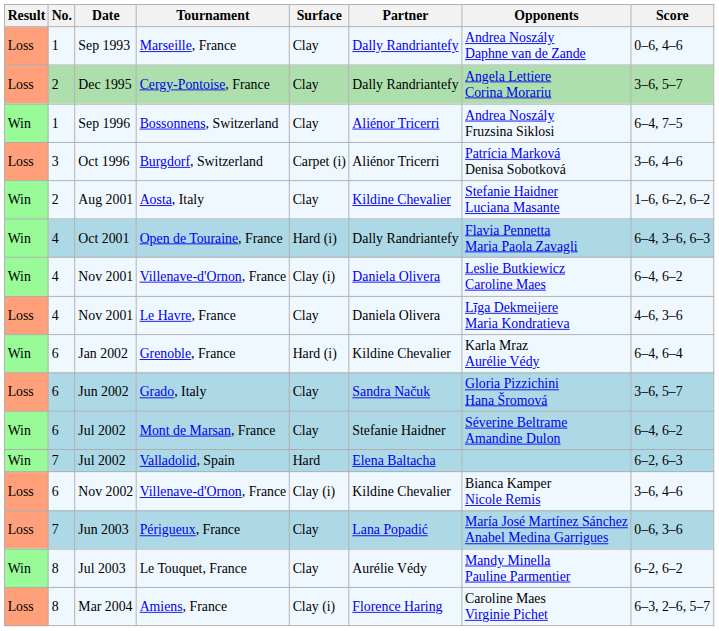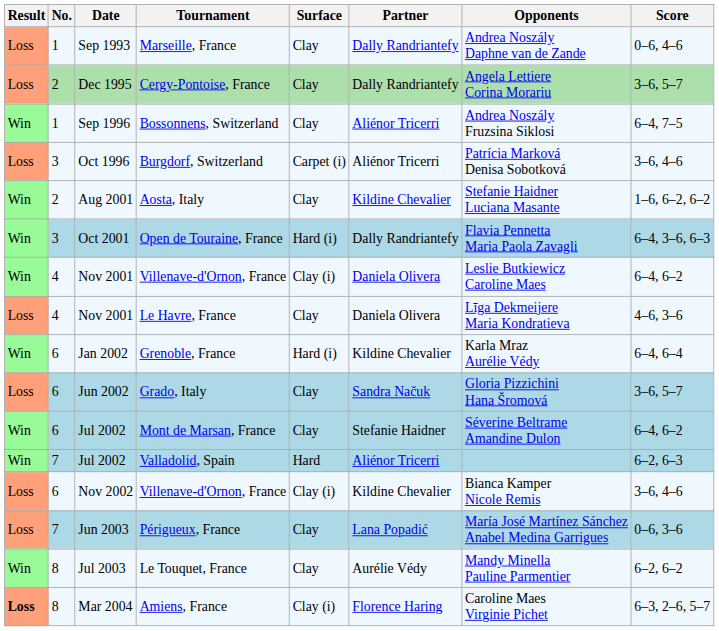(55, 237) 4 -> (55, 237) 3
(394, 460) Elena Baltacha -> (396, 460) Aliénor Tricerri
(21, 606) normal -> (21, 606) bold
